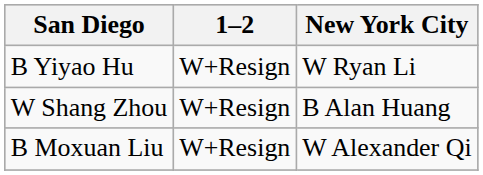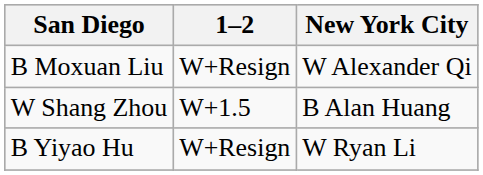rows swapped: (72, 66) <-> (87, 148)
(235, 107) W+Resign -> (215, 107) W+1.5
